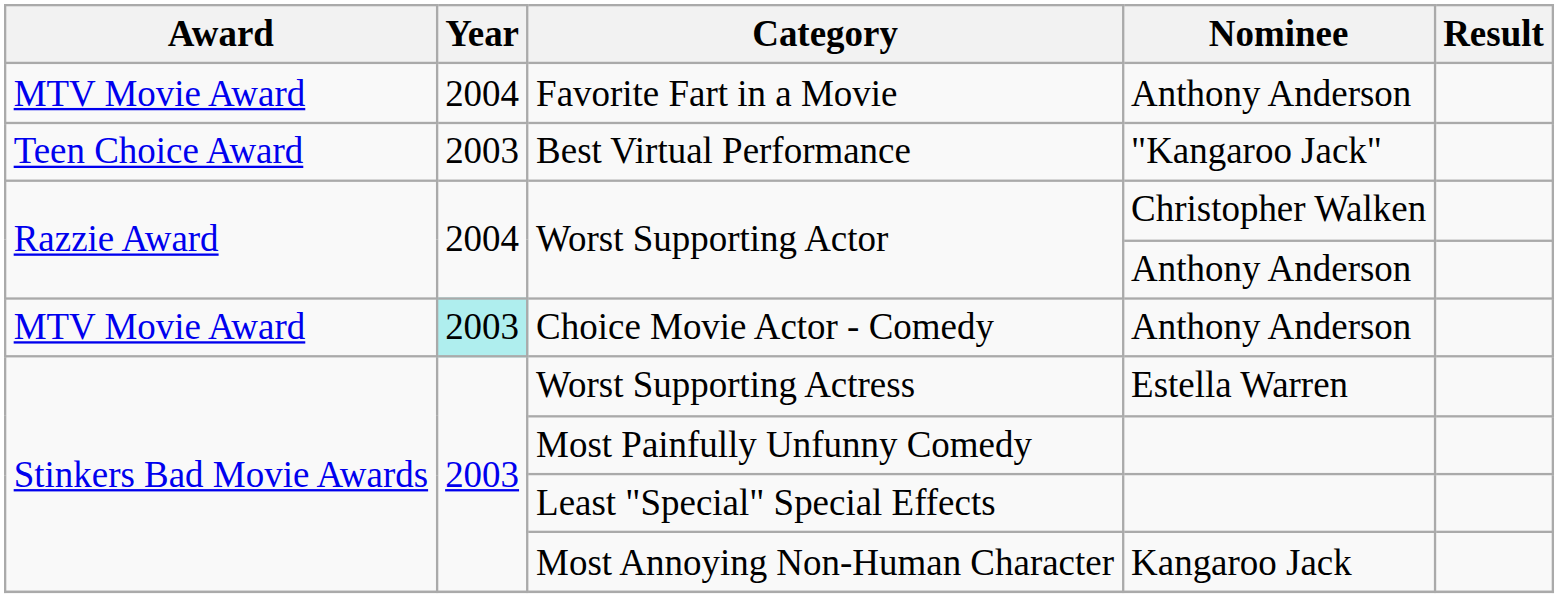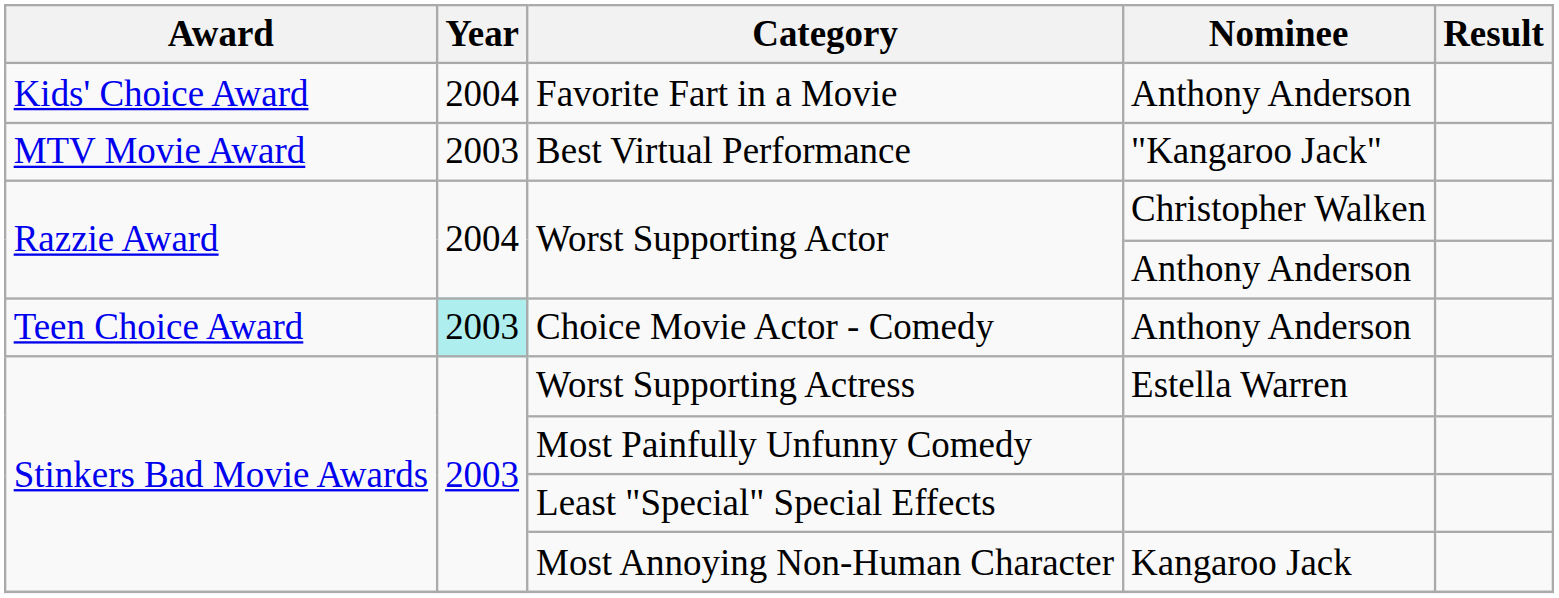(159, 92) MTV Movie Award -> (161, 92) Kids' Choice Award
(158, 151) Teen Choice Award -> (159, 151) MTV Movie Award
(159, 326) MTV Movie Award -> (158, 326) Teen Choice Award
